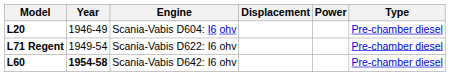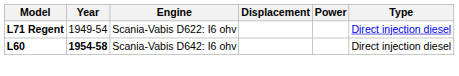- row: (174, 29)
(397, 46) Pre-chamber diesel -> (401, 29) Direct injection diesel
(397, 63) Pre-chamber diesel -> (401, 46) Direct injection diesel
